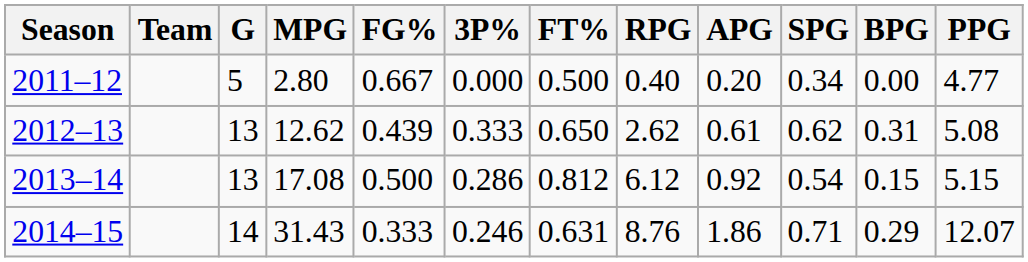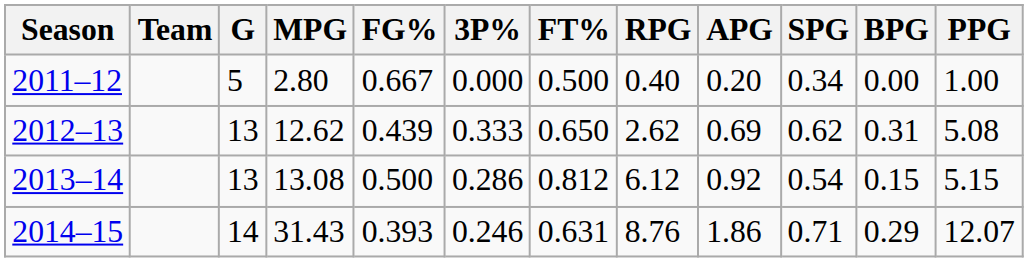(971, 79) 4.77 -> (971, 79) 1.00
(734, 130) 0.61 -> (734, 130) 0.69
(309, 180) 17.08 -> (309, 180) 13.08
(397, 230) 0.333 -> (397, 230) 0.393
